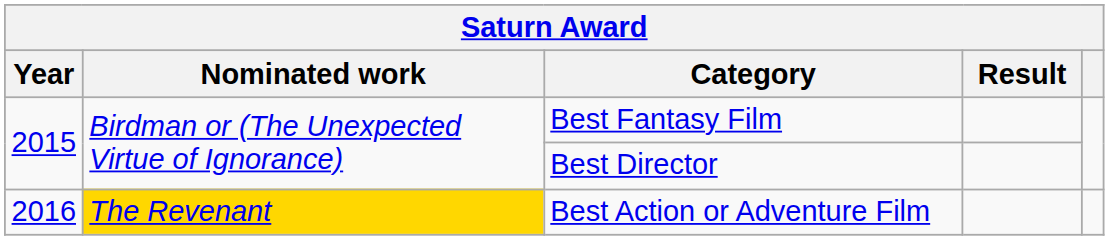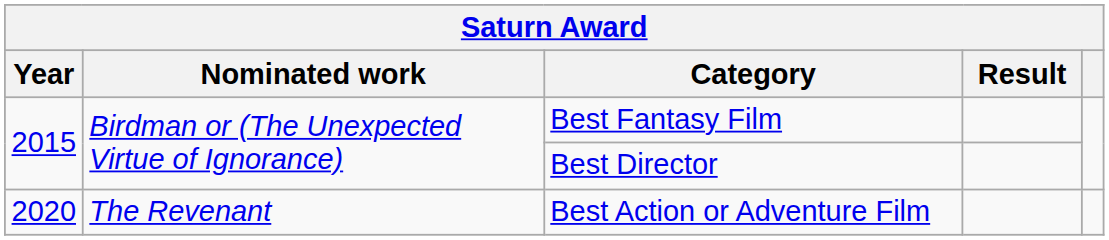(44, 211) 2016 -> (44, 211) 2020
(180, 211) gold background -> (180, 211) no background
